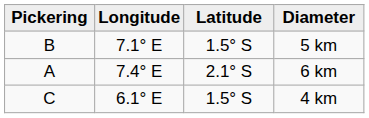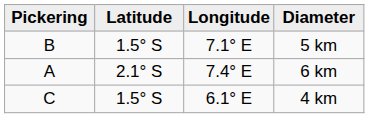columns swapped: (229, 17) <-> (139, 17)
